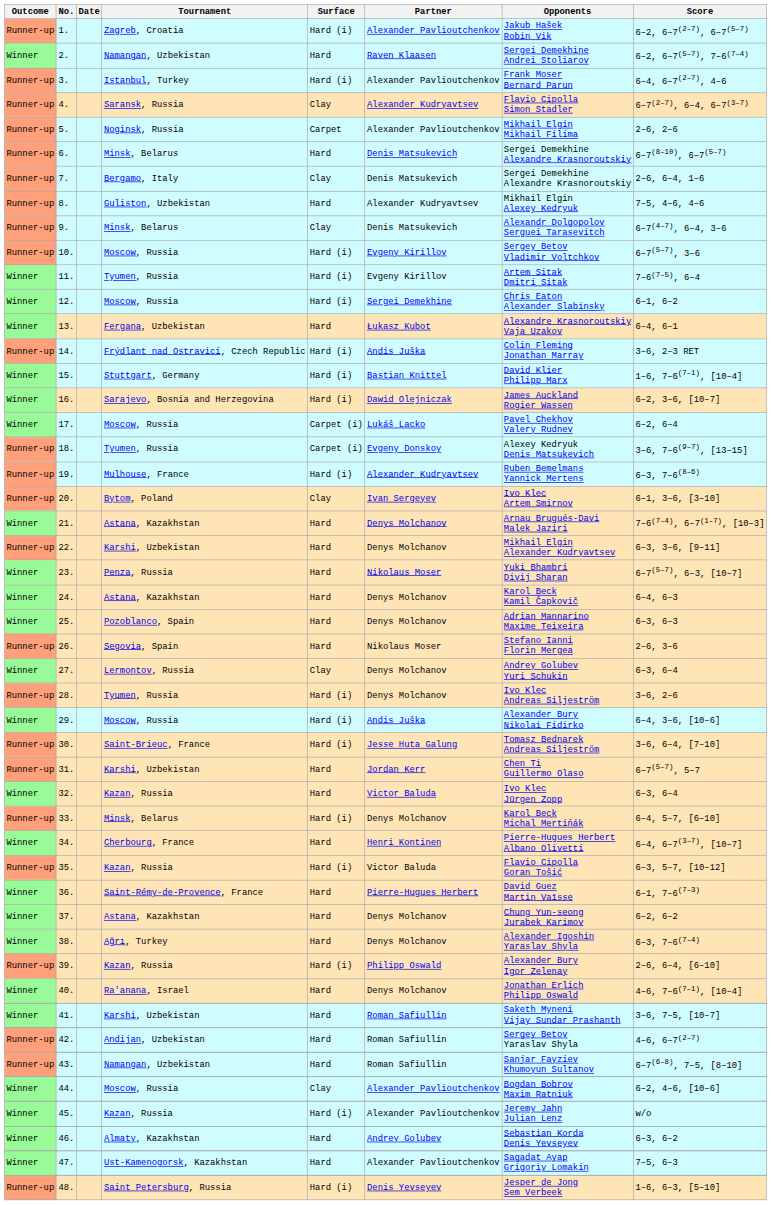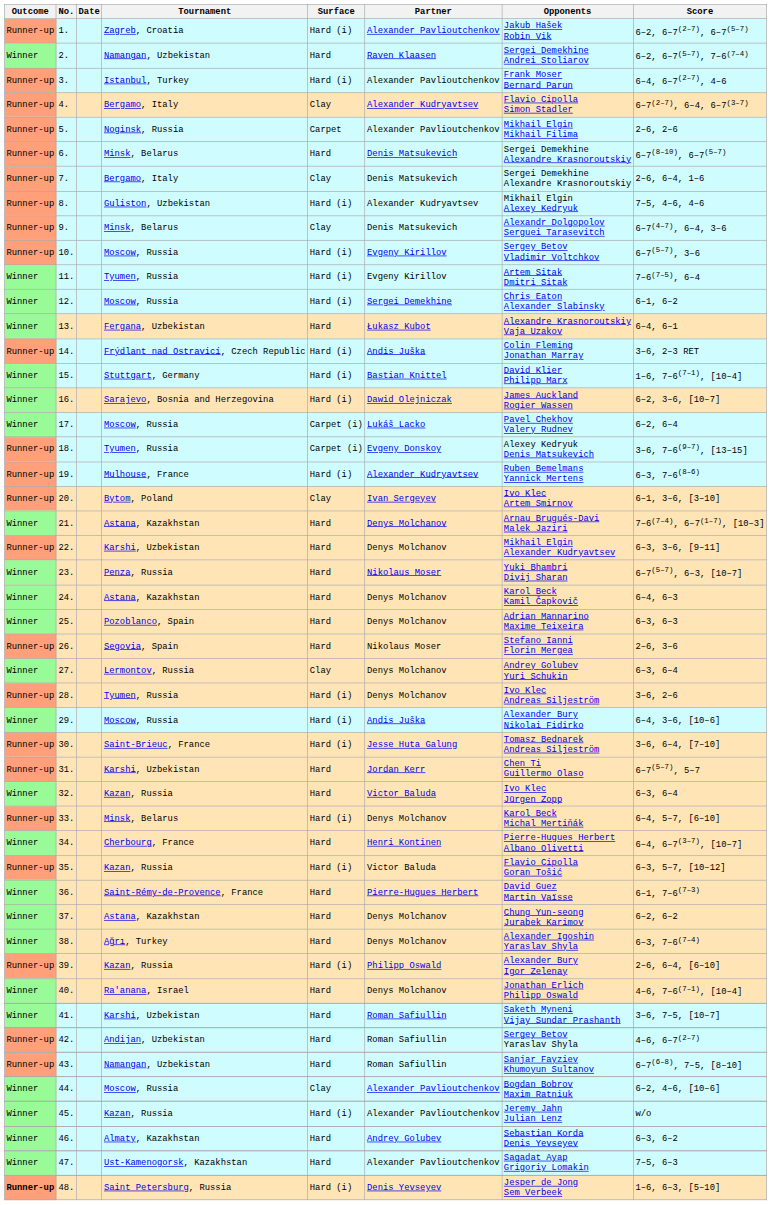(144, 105) Saransk, Russia -> (141, 105) Bergamo, Italy
(320, 203) Hard -> (331, 203) Hard (i)
(30, 1188) normal -> (30, 1188) bold
